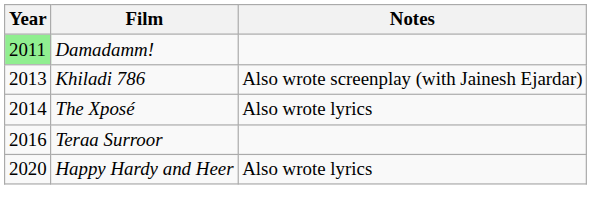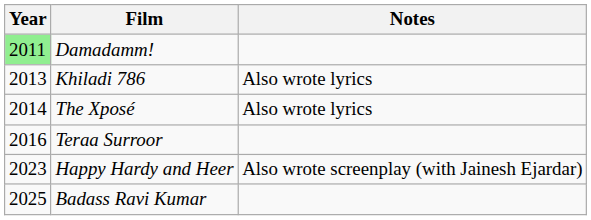(412, 79) Also wrote screenplay (with Jainesh Ejardar) -> (307, 79) Also wrote lyrics
(28, 169) 2020 -> (28, 169) 2023
(307, 169) Also wrote lyrics -> (412, 169) Also wrote screenplay (with Jainesh Ejardar)
+ row: (131, 199)
